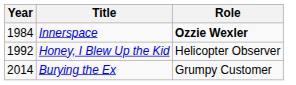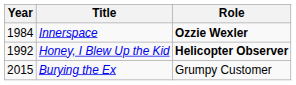(228, 51) normal -> (232, 51) bold
(20, 70) 2014 -> (20, 70) 2015
